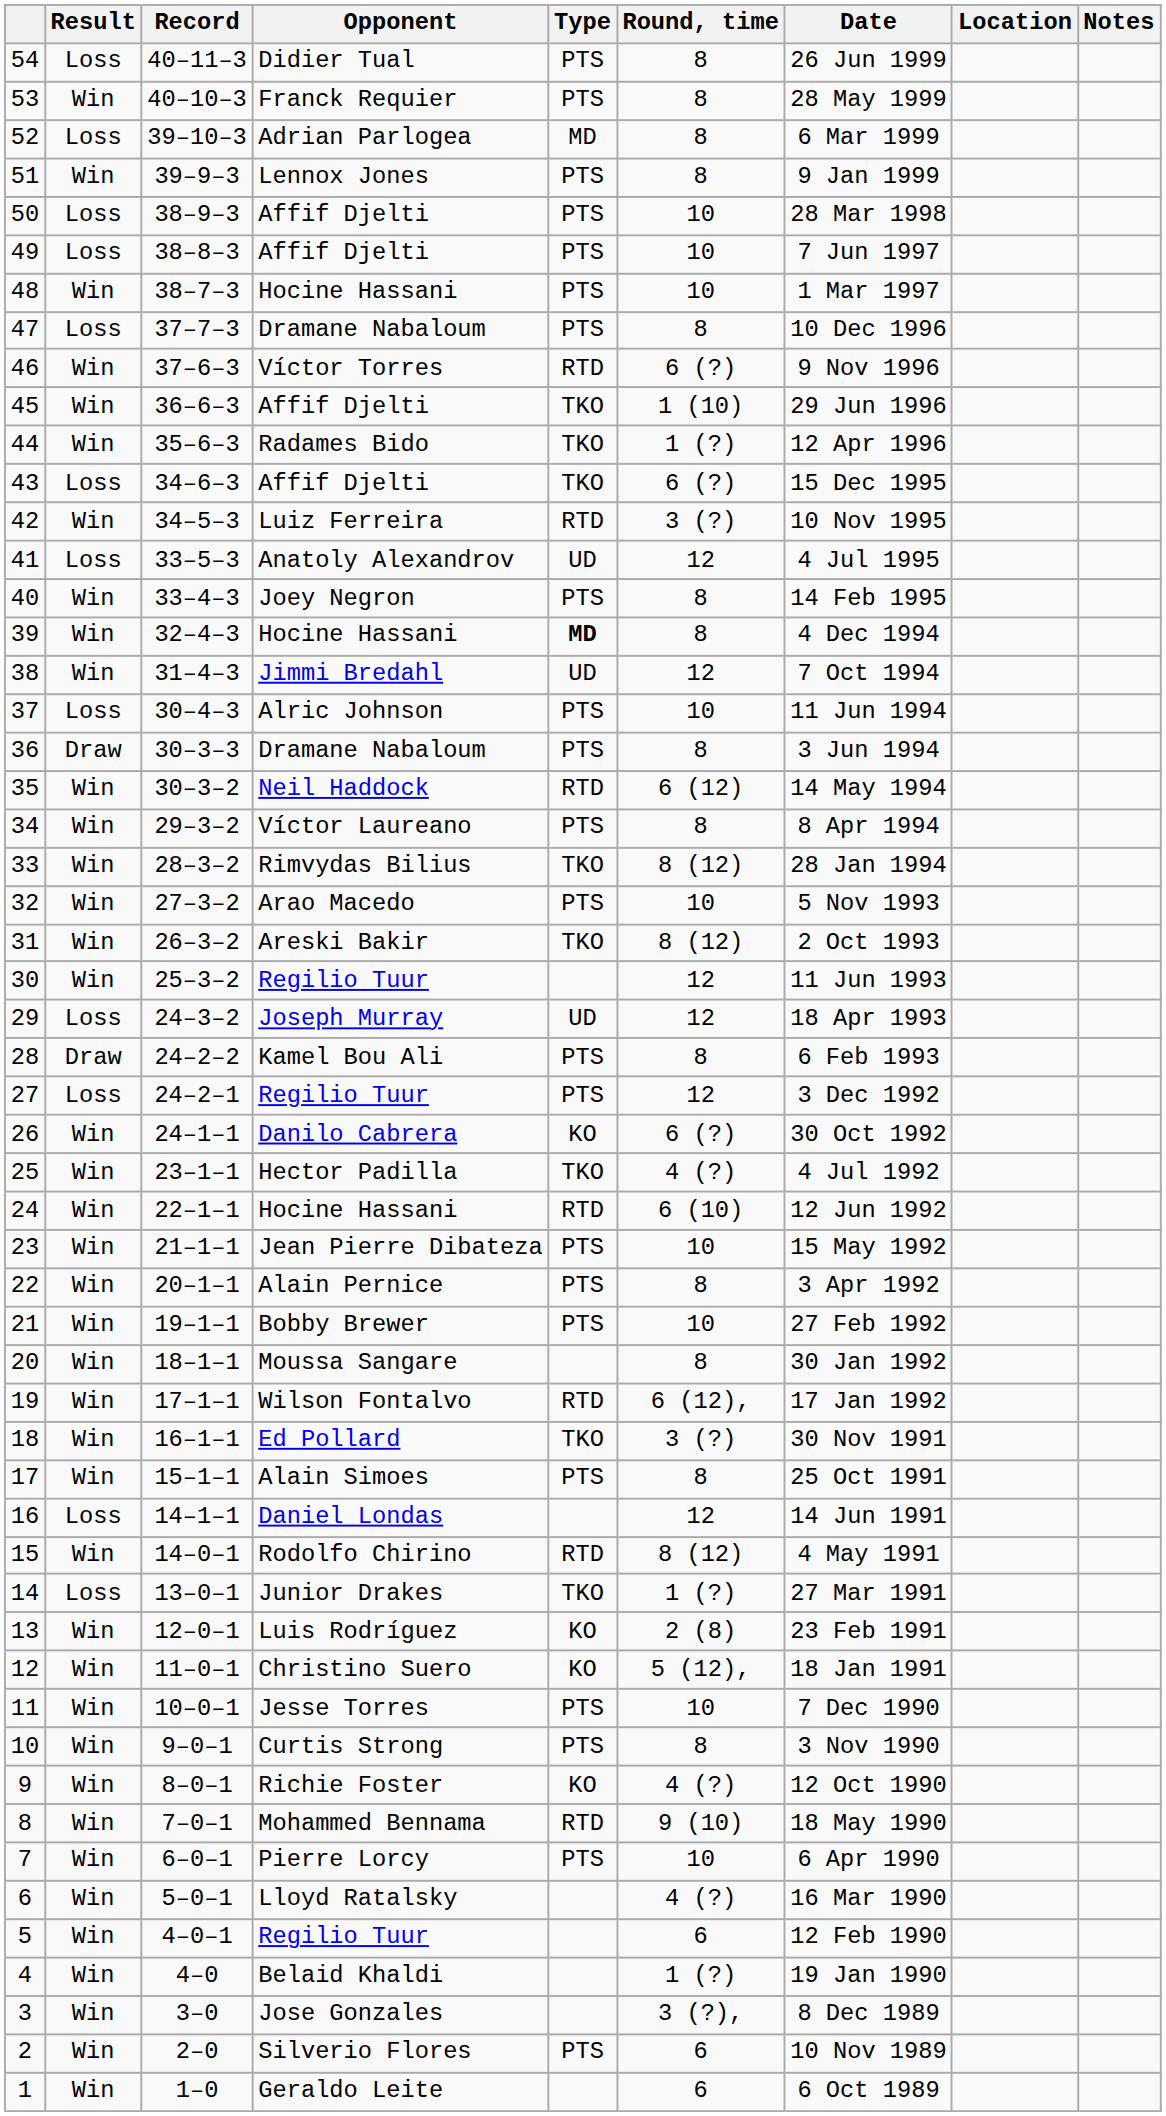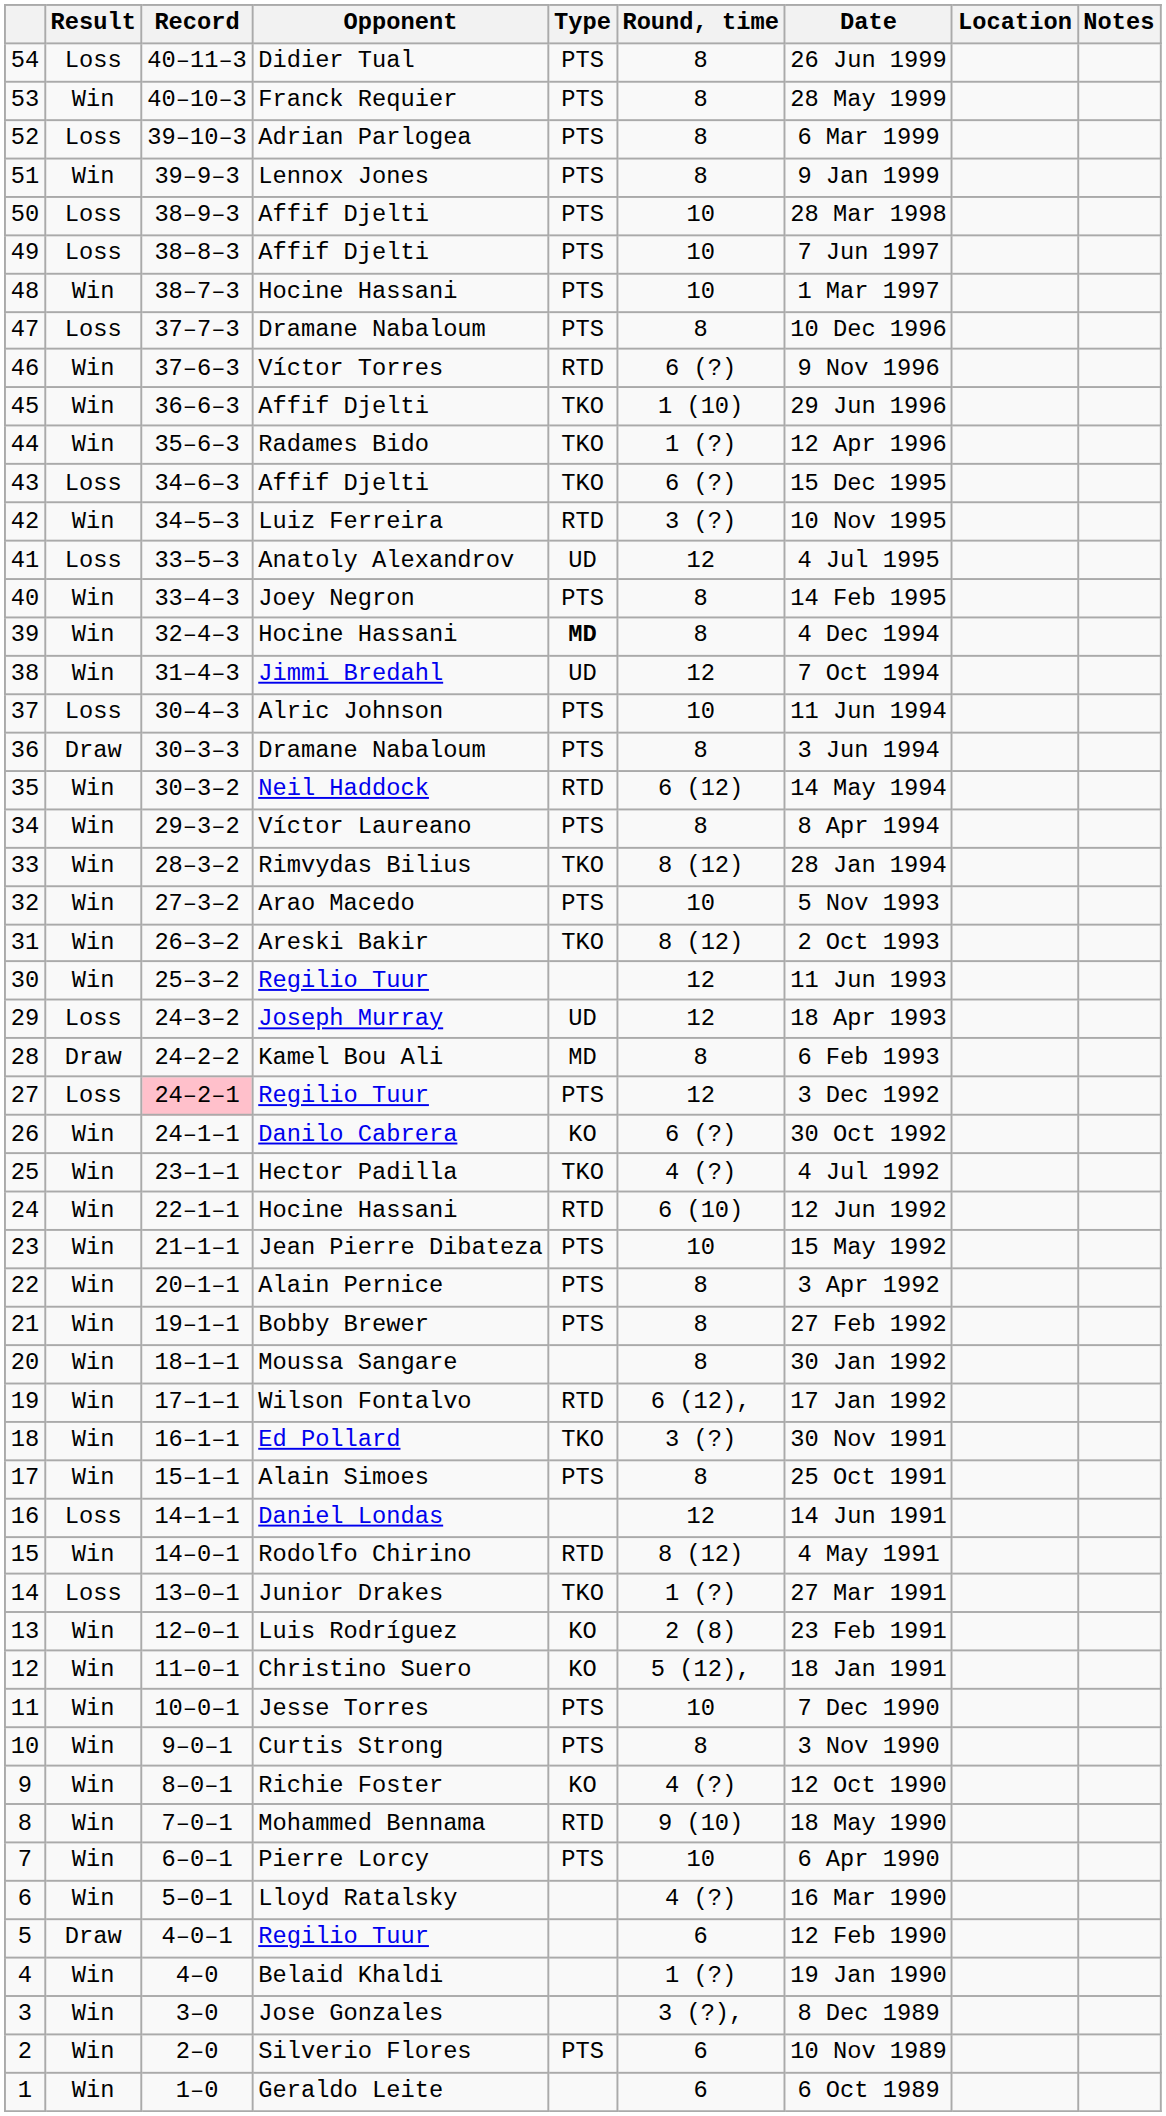(583, 139) MD -> (583, 139) PTS
(583, 1058) PTS -> (583, 1058) MD
(197, 1096) no background -> (197, 1096) pink background
(701, 1326) 10 -> (701, 1326) 8
(93, 1938) Win -> (93, 1938) Draw
